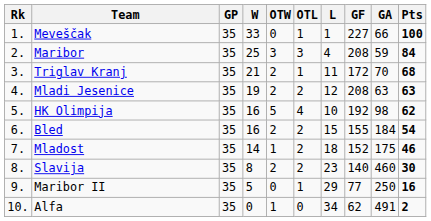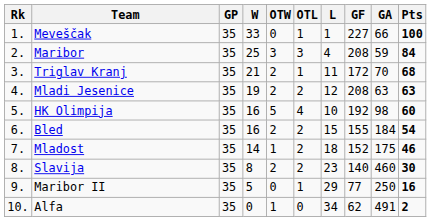(409, 110) 62 -> (409, 110) 60
